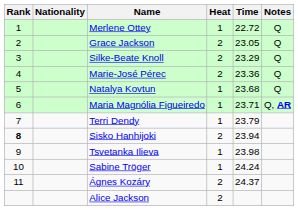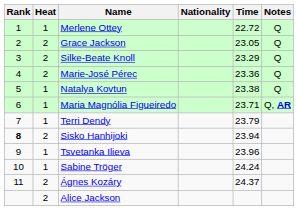columns swapped: (220, 12) <-> (60, 12)
(247, 89) 23.68 -> (247, 89) 23.38
(247, 151) 23.98 -> (247, 151) 23.96
